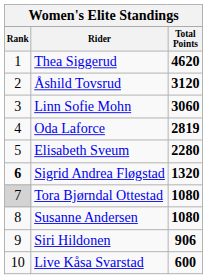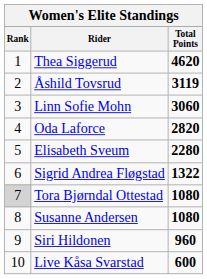(185, 84) 3120 -> (185, 84) 3119
(185, 128) 2819 -> (185, 128) 2820
(18, 173) bold -> (18, 173) normal
(185, 173) 1320 -> (185, 173) 1322
(185, 240) 906 -> (185, 240) 960
